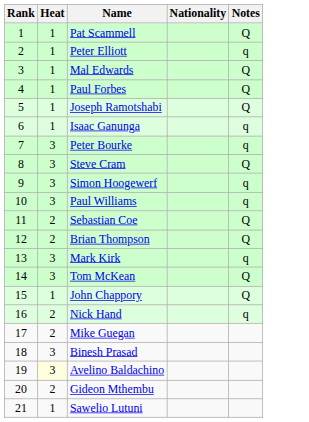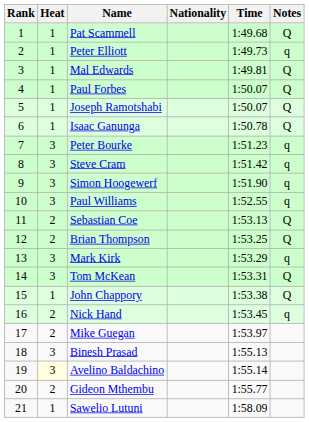+ column: (250, 13)
(246, 126) q -> (287, 126) Q
(246, 164) Q -> (287, 164) q
